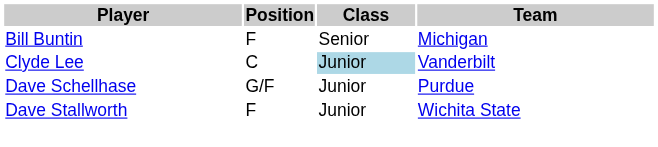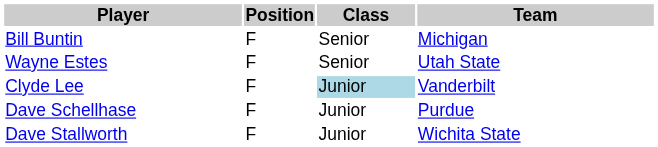+ row: (56, 62)
(252, 62) C -> (251, 86) F
(260, 86) G/F -> (251, 110) F
